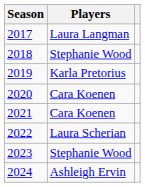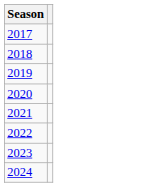- column: (91, 14)
